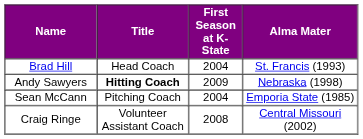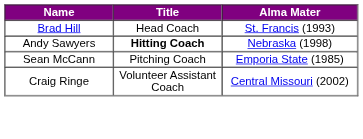- column: (216, 31)
